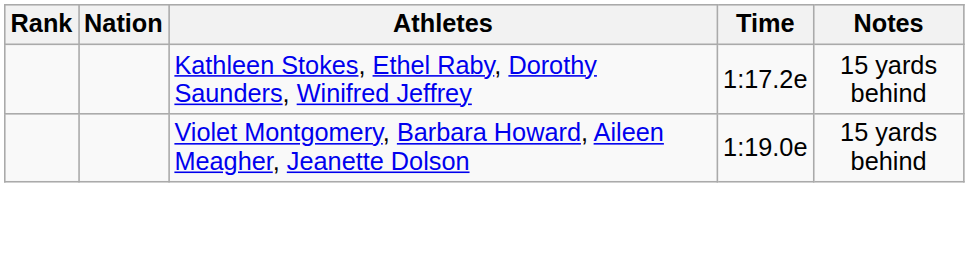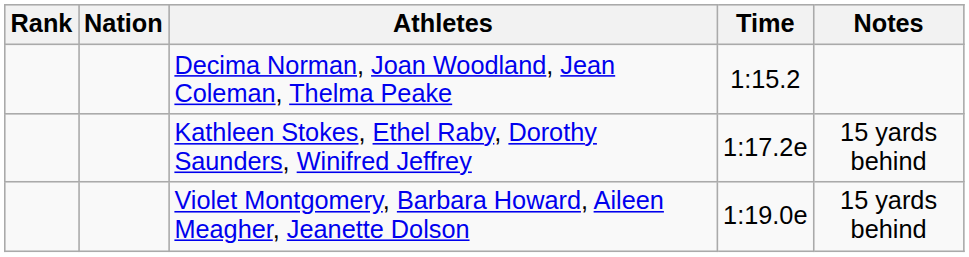+ row: (395, 78)
